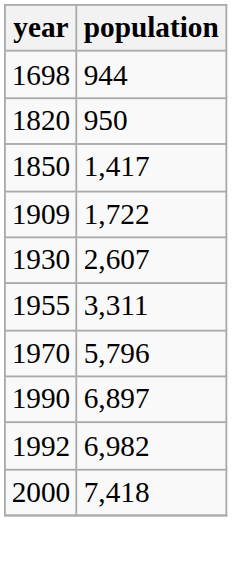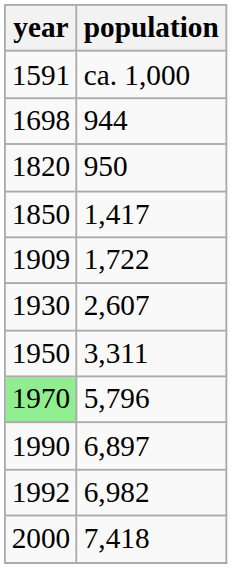+ row: (137, 74)
(41, 306) 1955 -> (41, 352) 1950
(41, 352) no background -> (41, 399) lightgreen background
